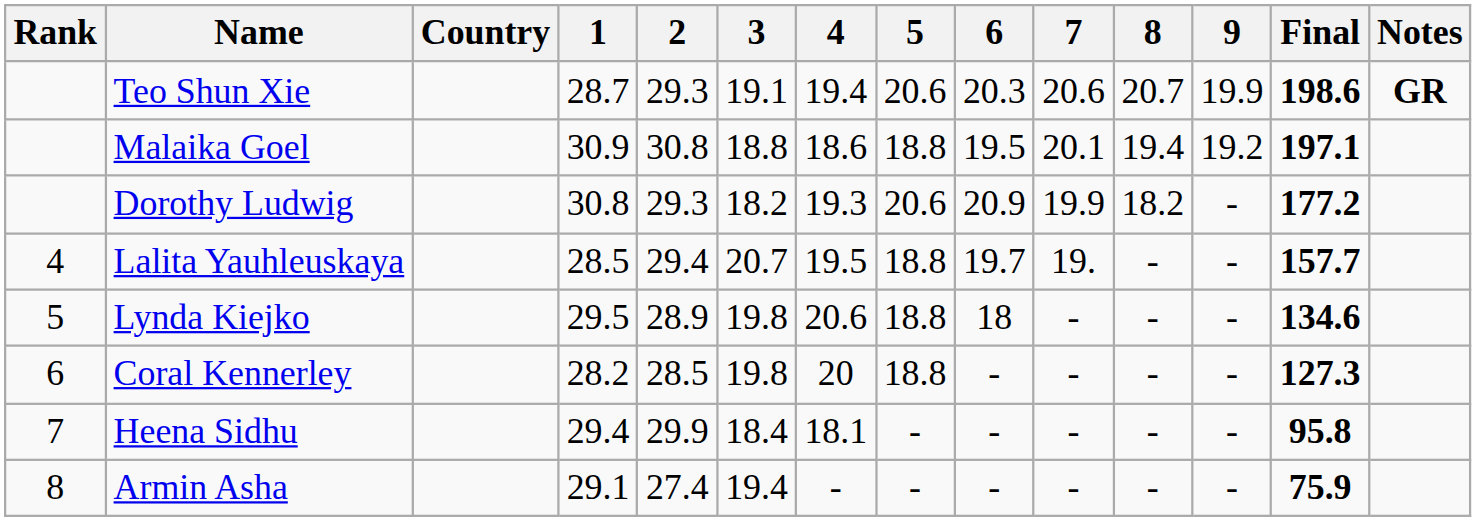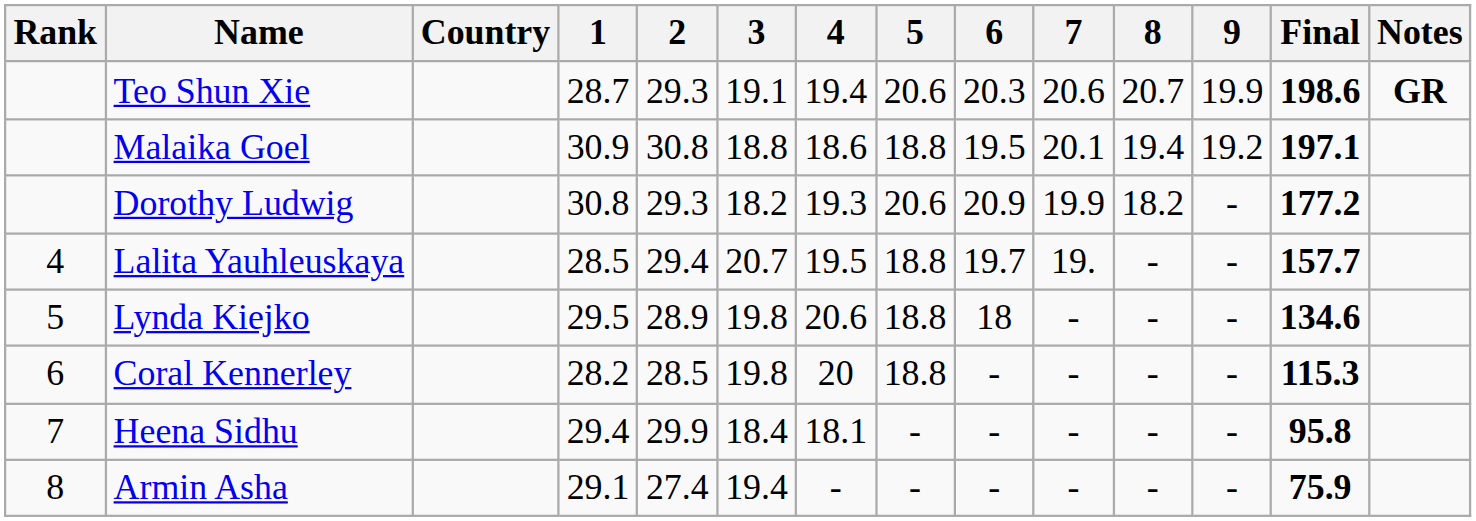(1320, 373) 127.3 -> (1320, 373) 115.3
